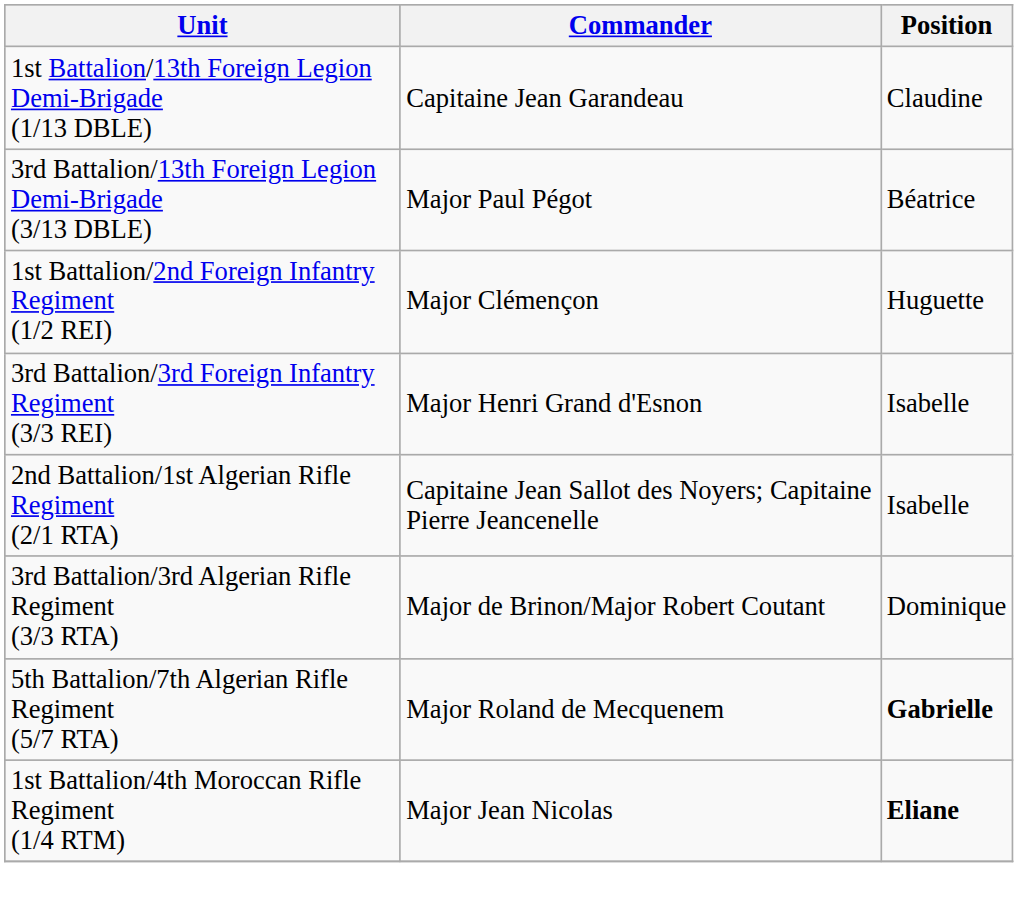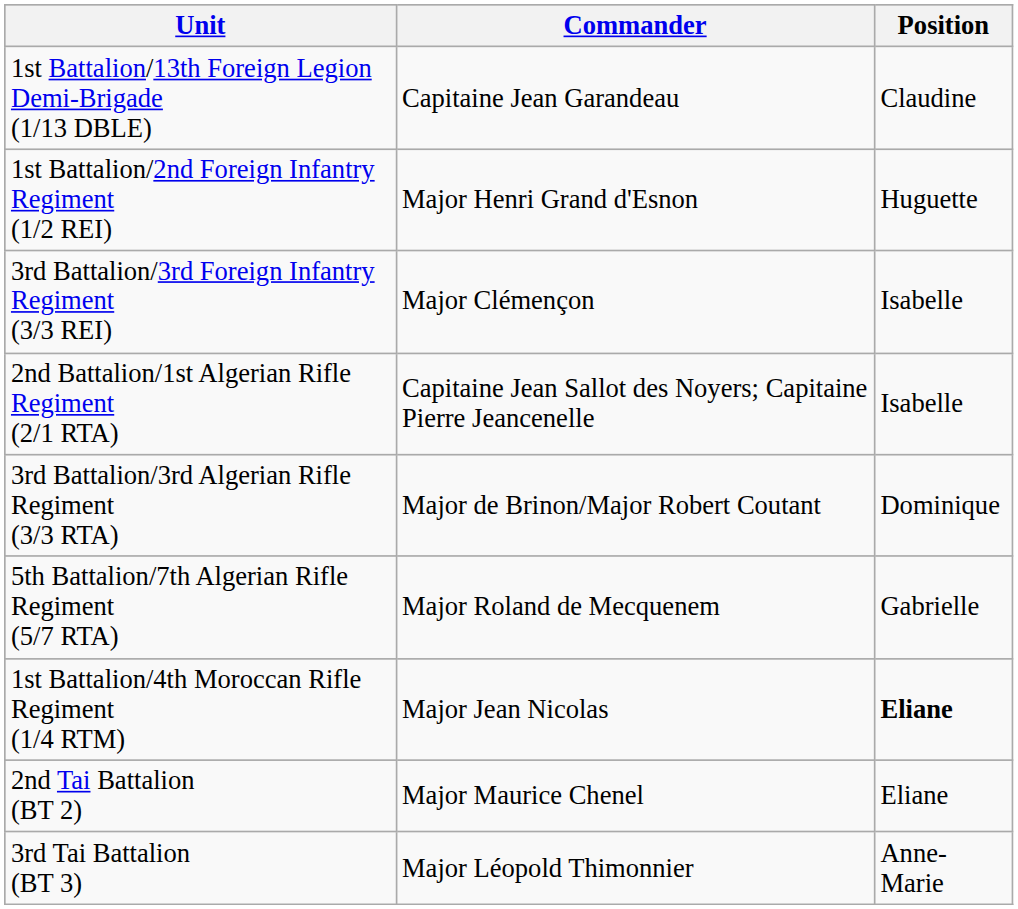- row: (194, 199)
(502, 301) Major Clémençon -> (550, 199) Major Henri Grand d'Esnon
(554, 403) Major Henri Grand d'Esnon -> (498, 301) Major Clémençon
(940, 708) bold -> (930, 606) normal
+ row: (103, 795)
+ row: (101, 867)
